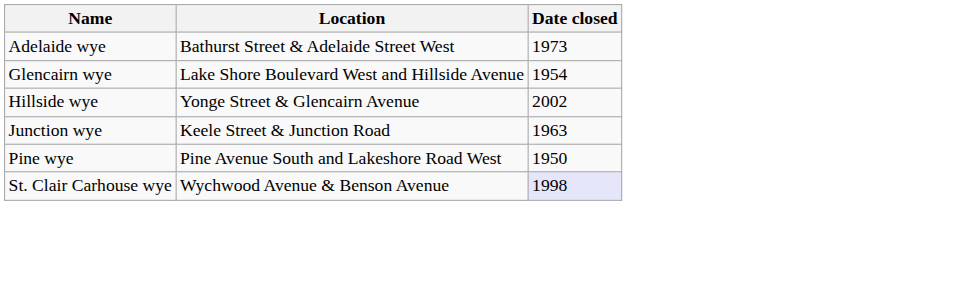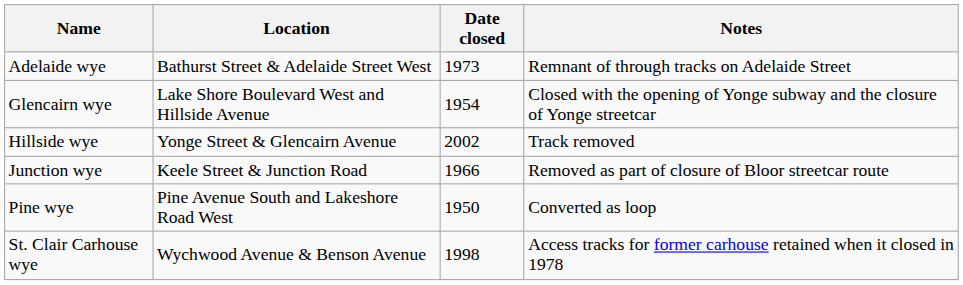+ column: (741, 28)
(550, 130) 1963 -> (462, 169) 1966
(550, 185) lavender background -> (462, 255) no background
